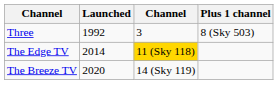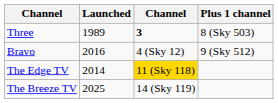(94, 33) 1992 -> (94, 33) 1989
(139, 33) normal -> (139, 33) bold
+ row: (21, 51)
(94, 70) 2020 -> (94, 89) 2025
